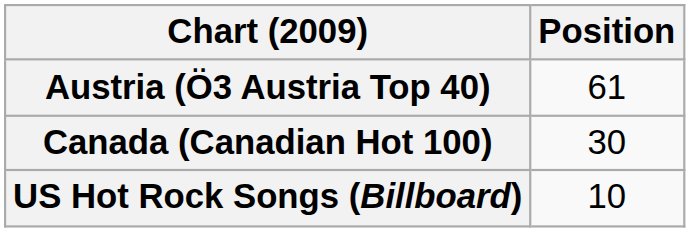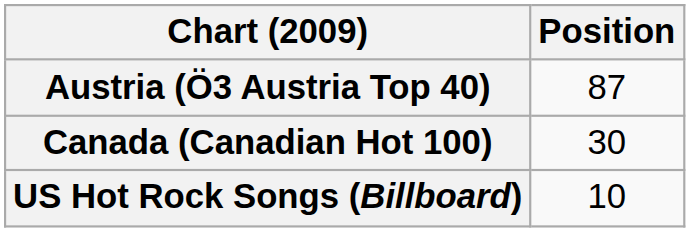(607, 87) 61 -> (607, 87) 87
